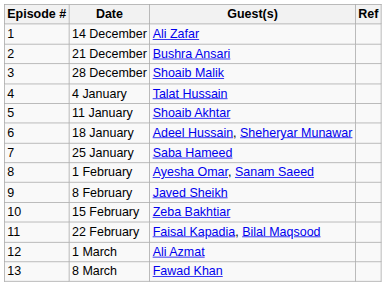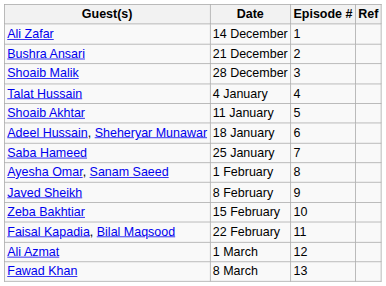columns swapped: (37, 14) <-> (253, 14)
